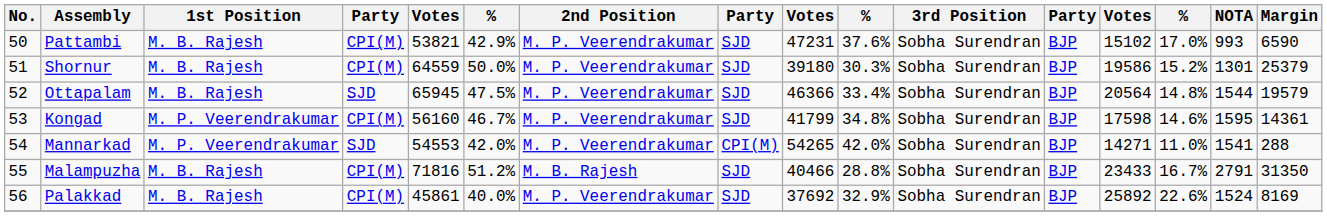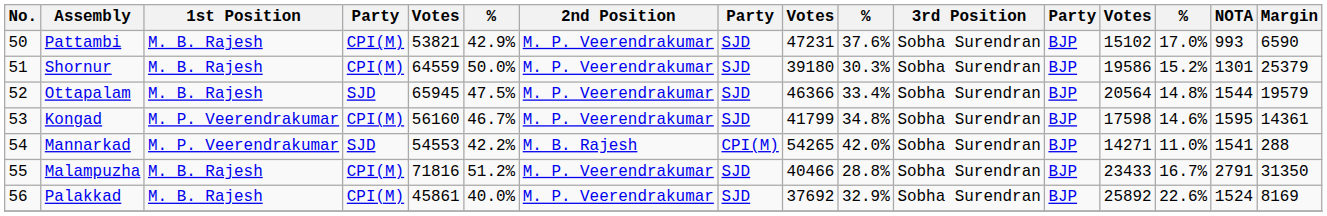(491, 146) 42.0% -> (491, 146) 42.2%
(618, 146) M. P. Veerendrakumar -> (580, 146) M. B. Rajesh
(580, 172) M. B. Rajesh -> (618, 172) M. P. Veerendrakumar
